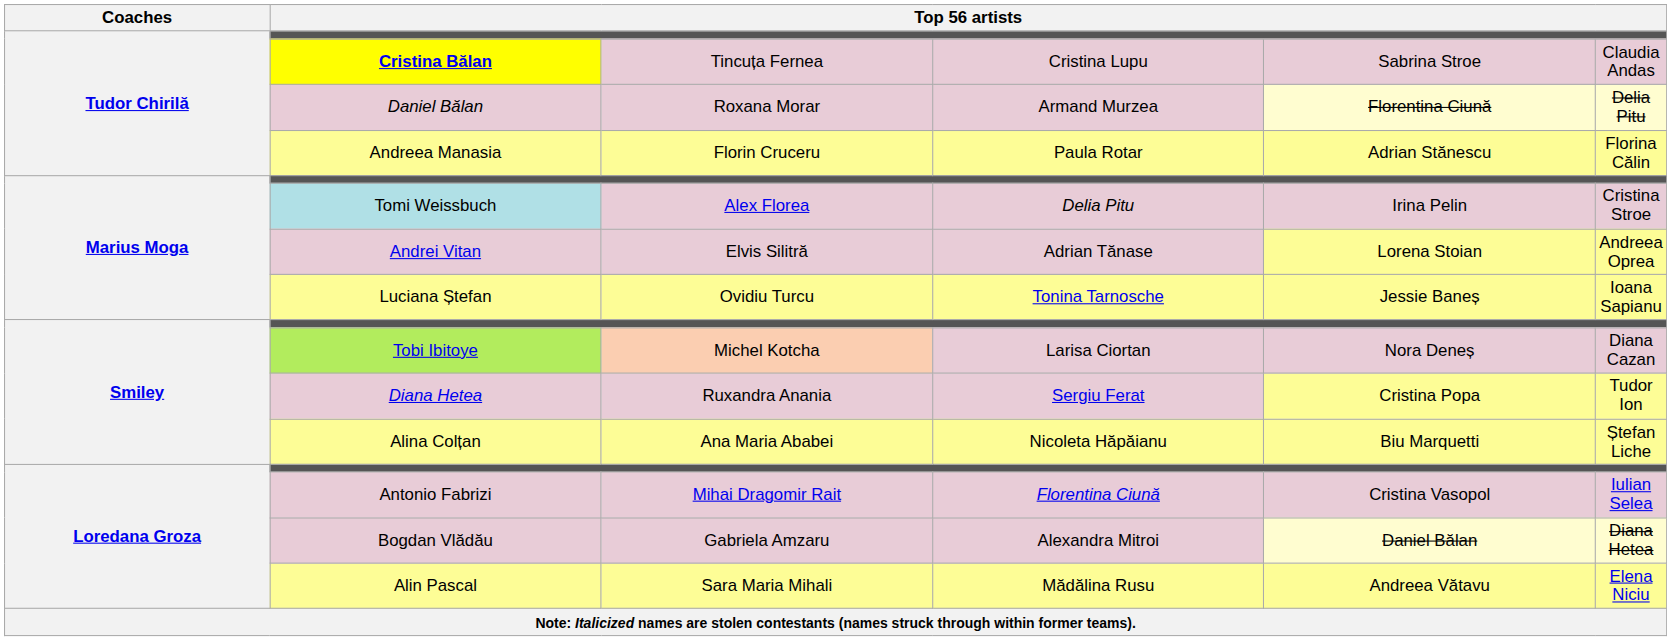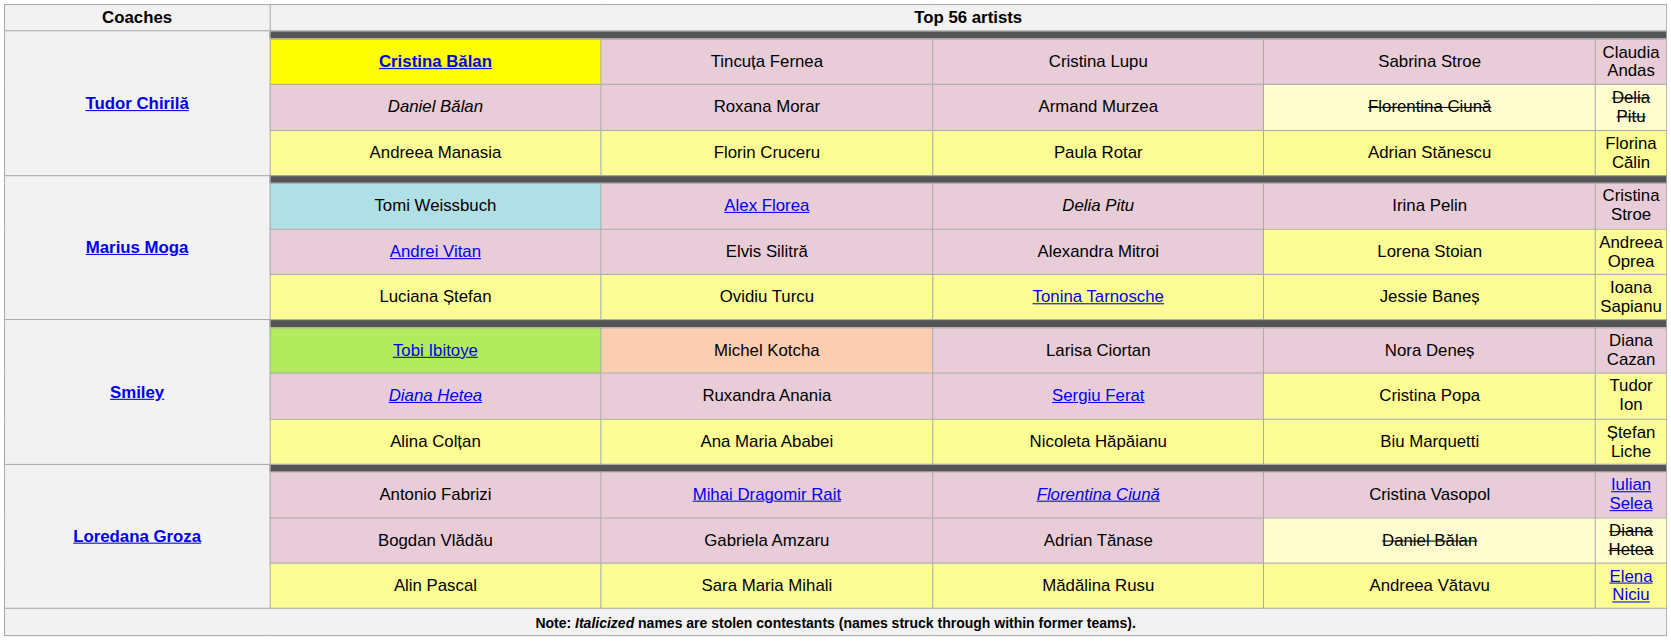(1098, 251) Adrian Tănase -> (1098, 251) Alexandra Mitroi
(1098, 540) Alexandra Mitroi -> (1098, 540) Adrian Tănase
